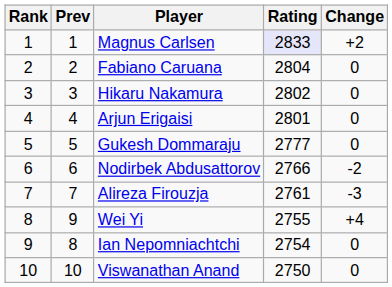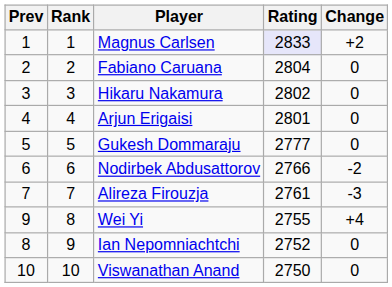columns swapped: (28, 17) <-> (73, 17)
(293, 245) 2754 -> (293, 245) 2752
